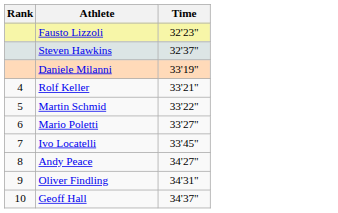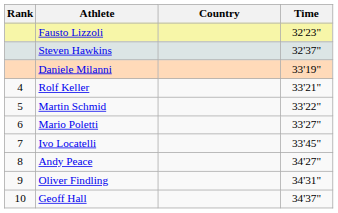+ column: (219, 14)
